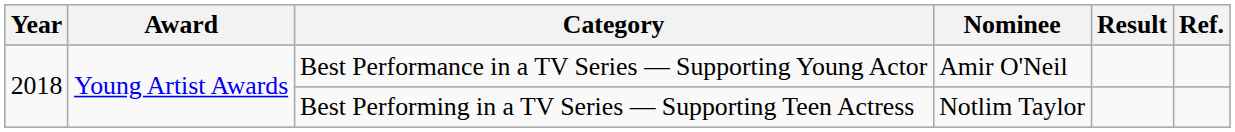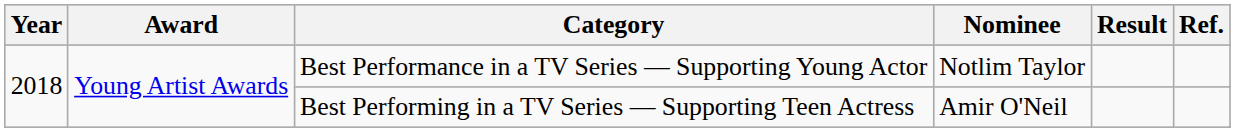(1003, 65) Amir O'Neil -> (1012, 65) Notlim Taylor
(1012, 106) Notlim Taylor -> (1003, 106) Amir O'Neil
